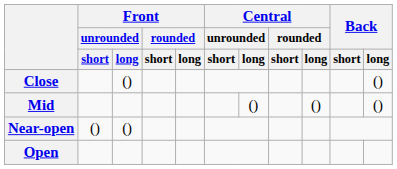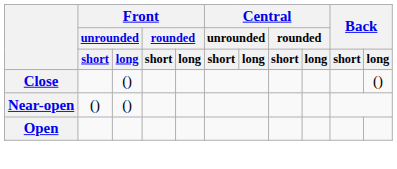- row: (41, 104)
